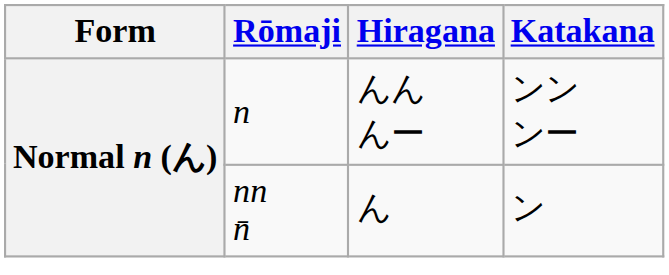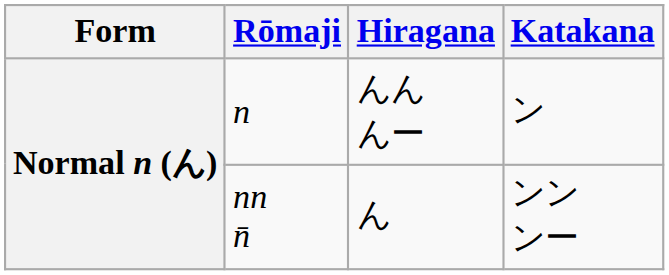(545, 110) ンン ンー -> (528, 110) ン
(528, 208) ン -> (545, 215) ンン ンー
